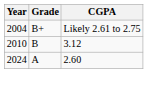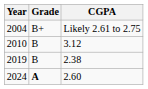+ row: (17, 60)
(35, 60) normal -> (35, 76) bold
